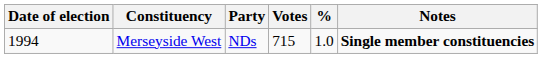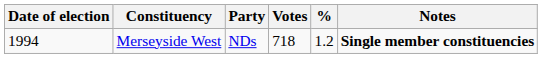(284, 41) 715 -> (284, 41) 718
(324, 41) 1.0 -> (324, 41) 1.2
